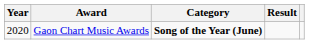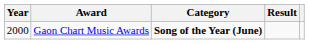(18, 30) 2020 -> (18, 30) 2000
